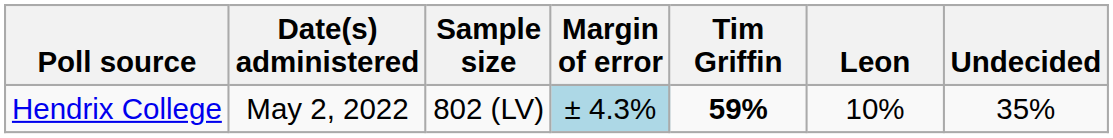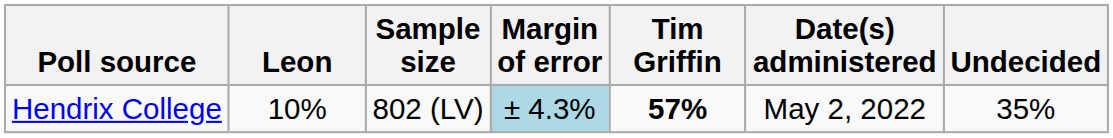columns swapped: (327, 45) <-> (875, 62)
(738, 108) 59% -> (678, 108) 57%
